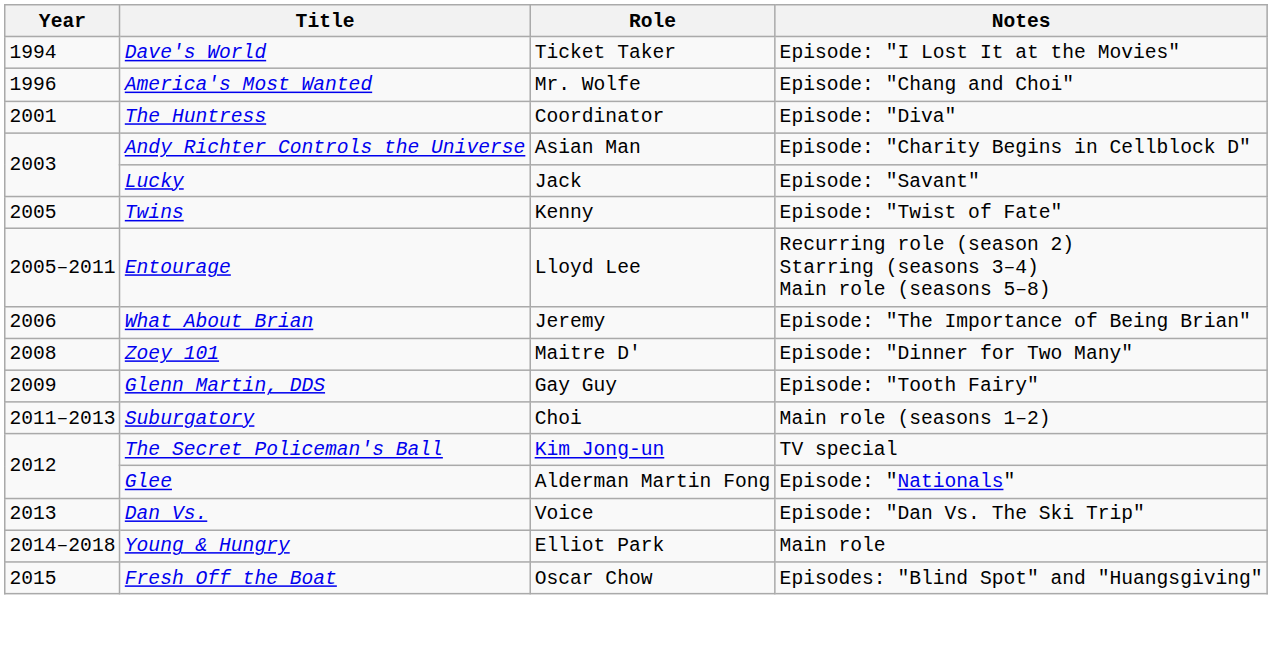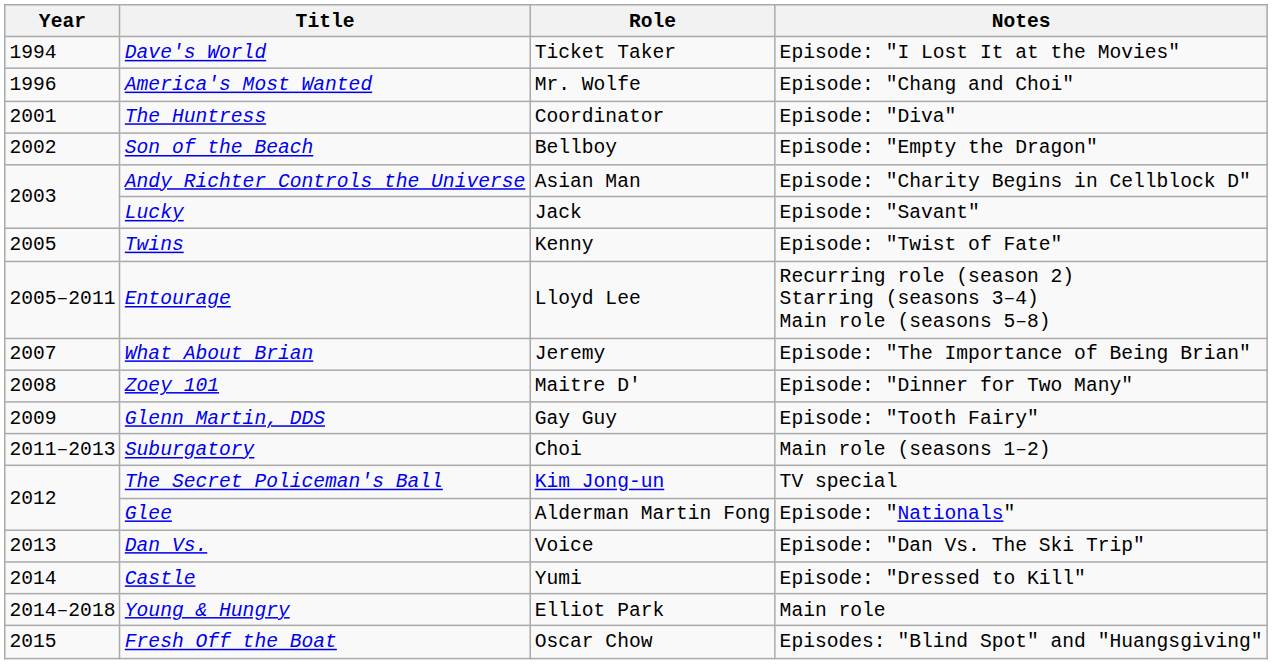+ row: (219, 149)
(33, 322) 2006 -> (33, 354) 2007
+ row: (160, 578)
